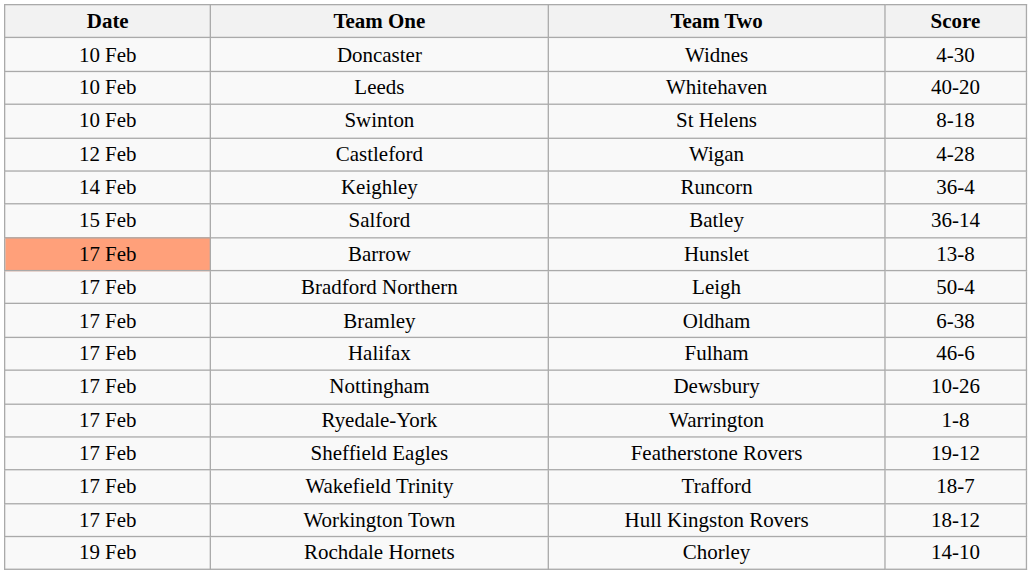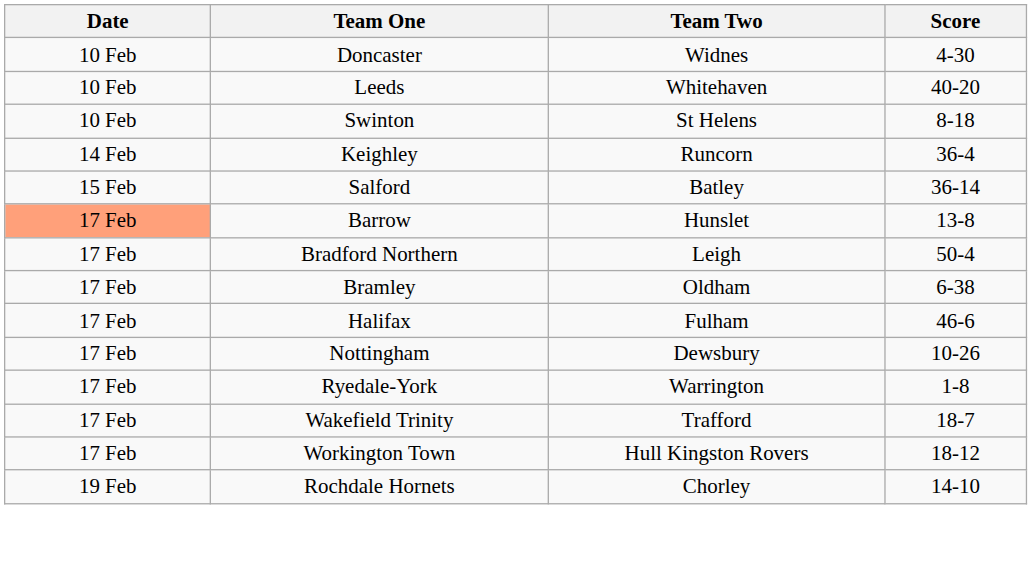- row: (379, 154)
- row: (379, 453)
